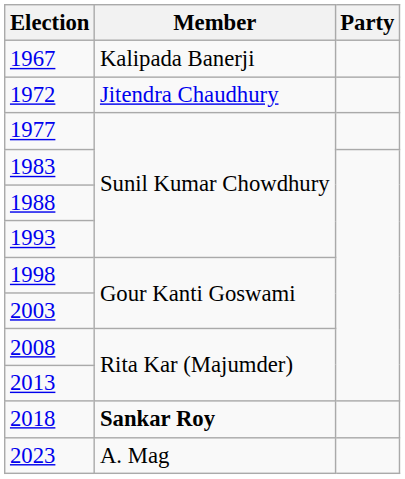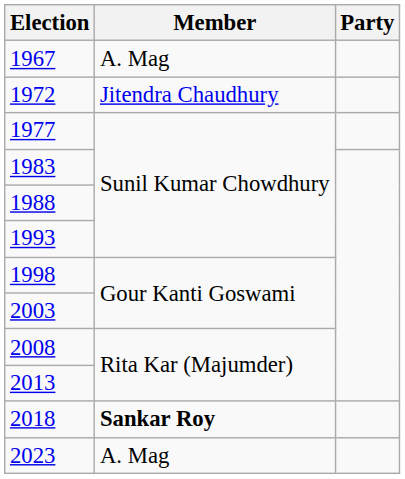(177, 58) Kalipada Banerji -> (135, 58) A. Mag
